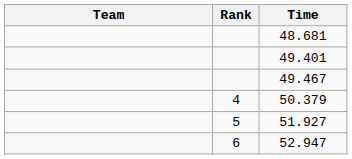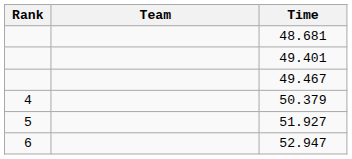columns swapped: (236, 15) <-> (109, 15)
